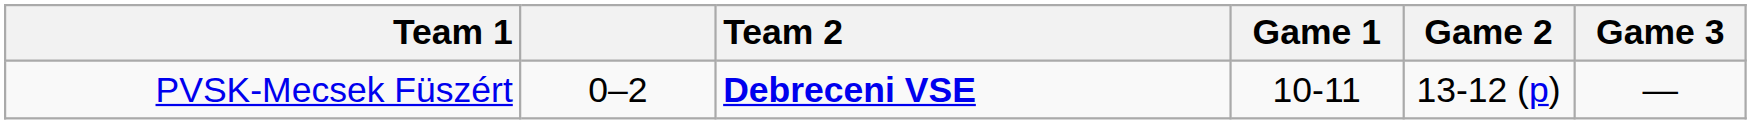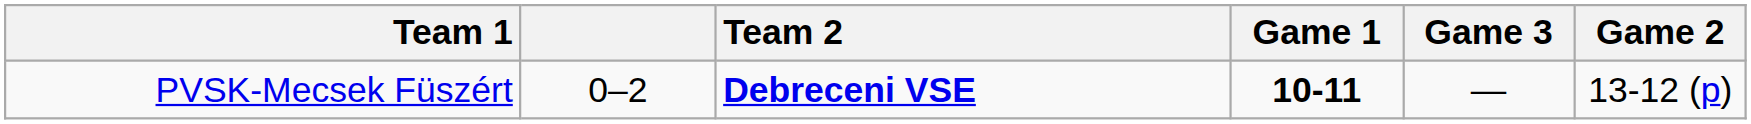columns swapped: (1488, 32) <-> (1660, 32)
(1317, 88) normal -> (1317, 88) bold
